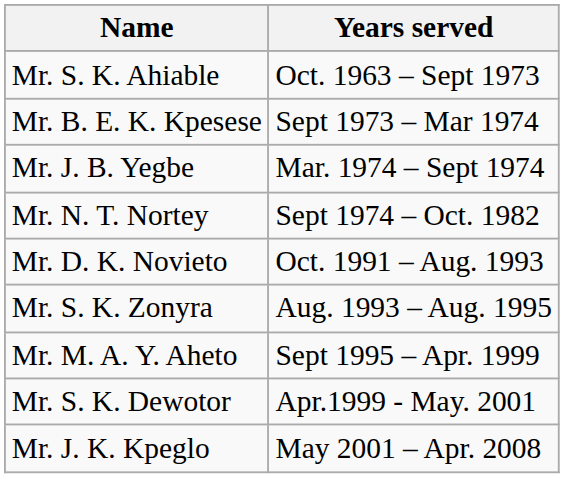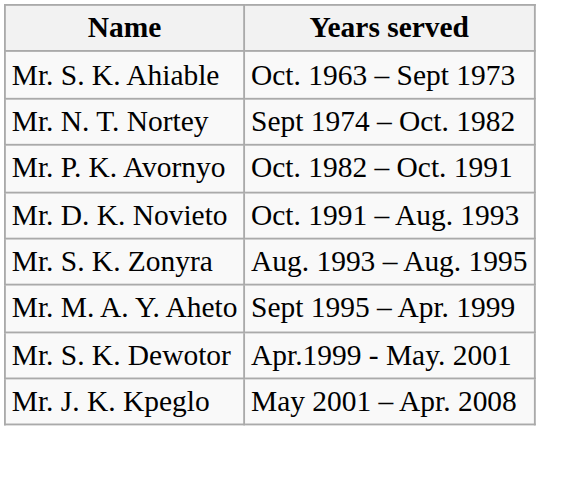- row: (137, 121)
- row: (103, 167)
+ row: (119, 167)
